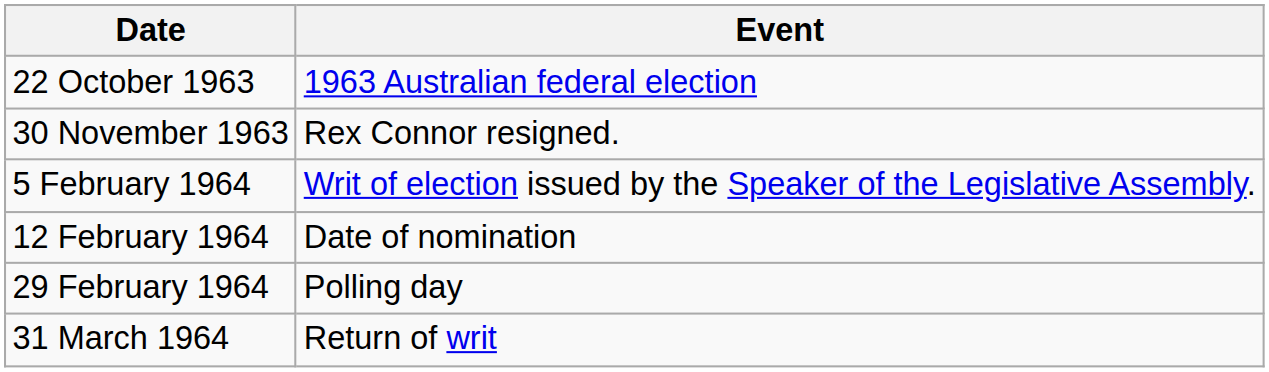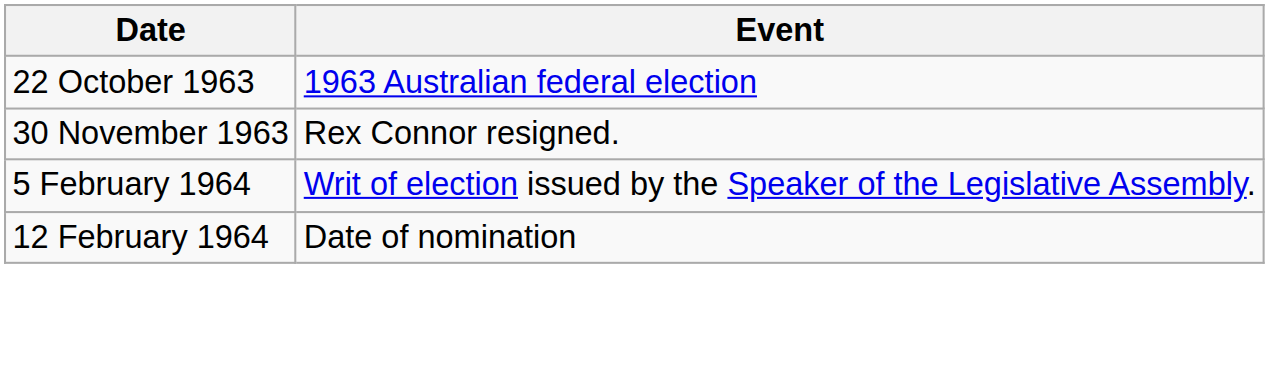- row: (141, 287)
- row: (121, 339)
